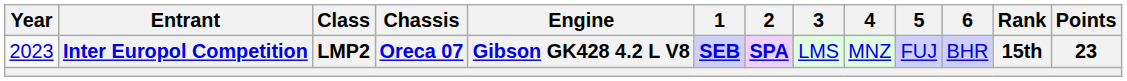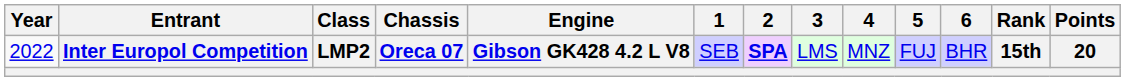(32, 51) 2023 -> (32, 51) 2022
(720, 51) bold -> (719, 51) normal
(1086, 51) 23 -> (1085, 51) 20
